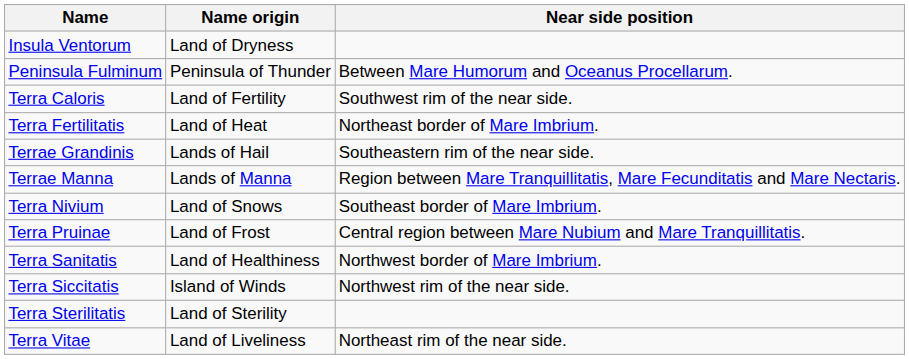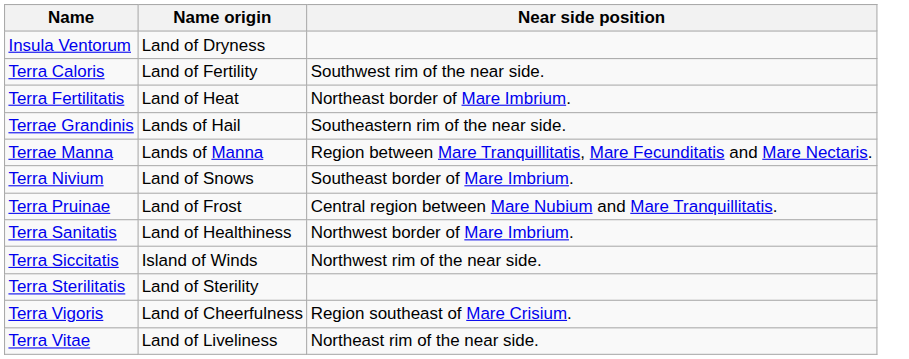- row: (85, 71)
+ row: (56, 313)
